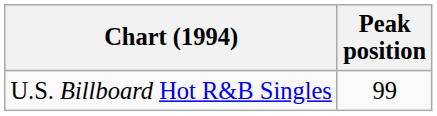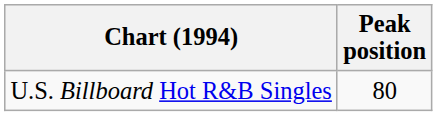(385, 90) 99 -> (385, 90) 80
